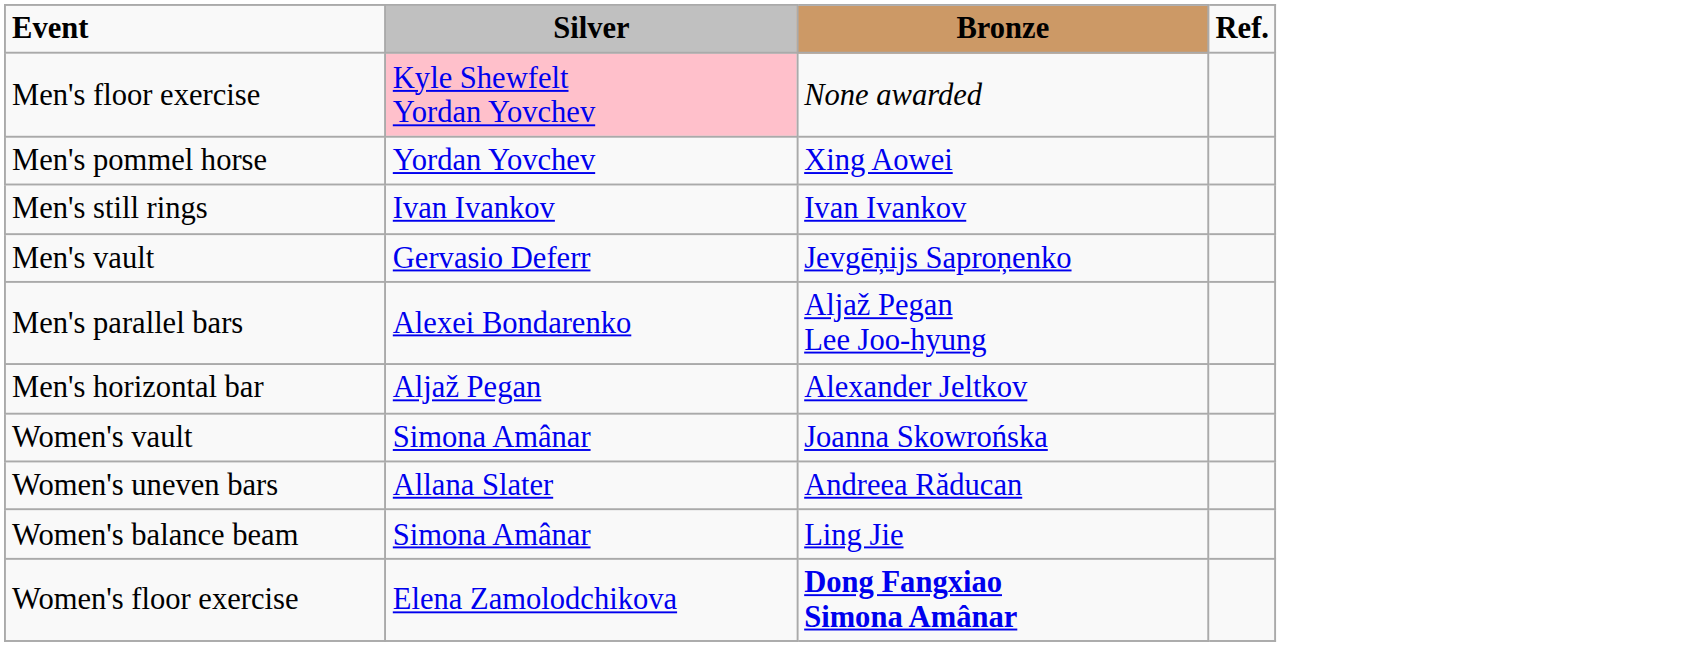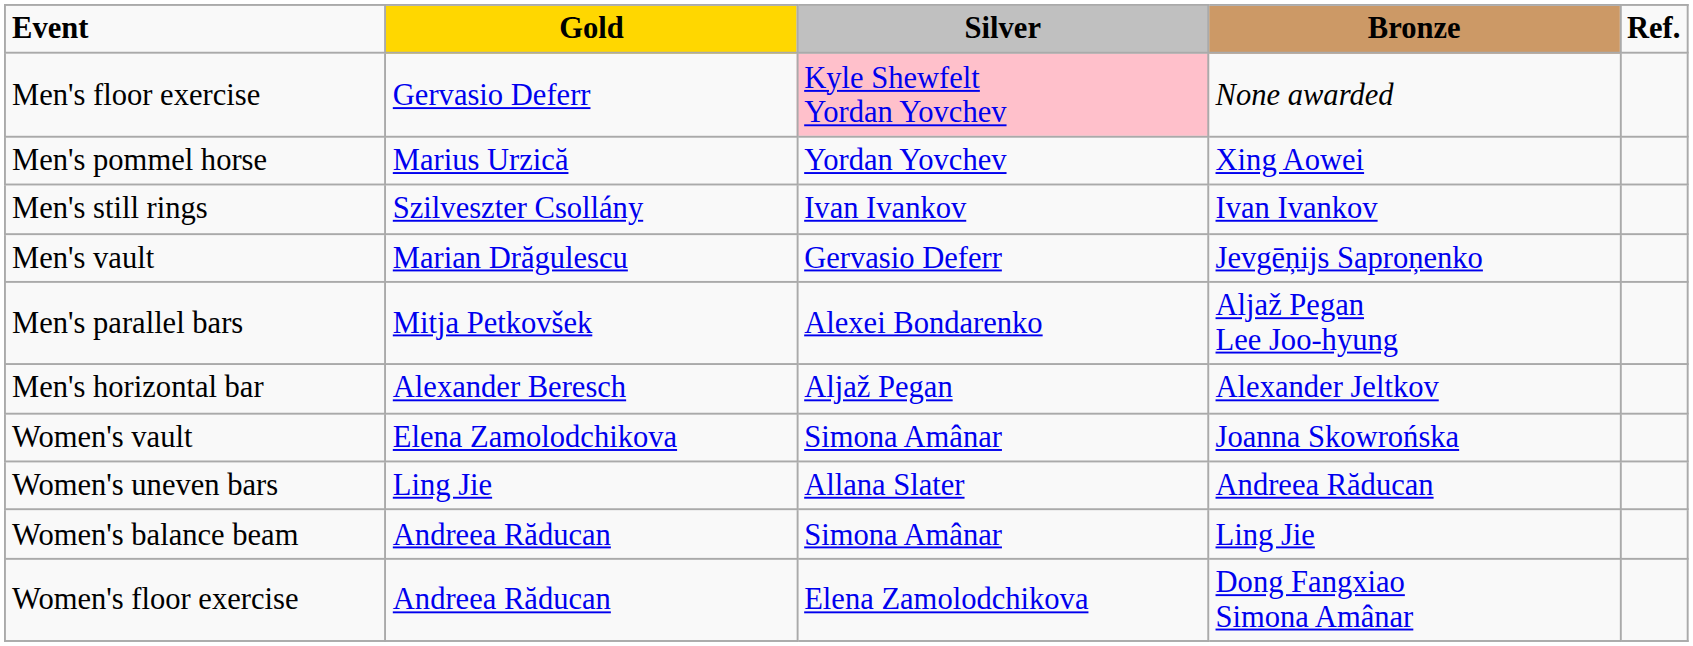+ column: (591, 28)
(911, 599) bold -> (1314, 599) normal
